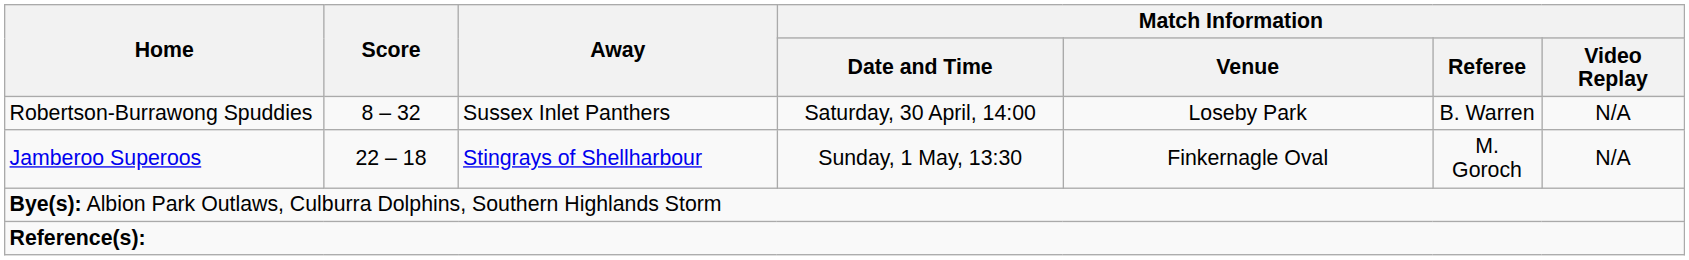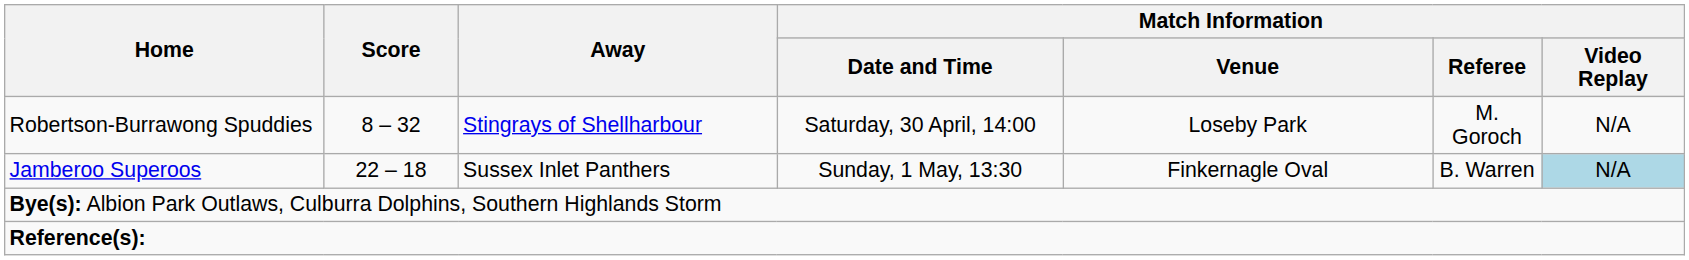(567, 112) Sussex Inlet Panthers -> (583, 124) Stingrays of Shellharbour
(1487, 112) B. Warren -> (1487, 124) M. Goroch
(583, 158) Stingrays of Shellharbour -> (567, 170) Sussex Inlet Panthers
(1487, 158) M. Goroch -> (1487, 170) B. Warren
(1613, 158) no background -> (1613, 170) lightblue background
